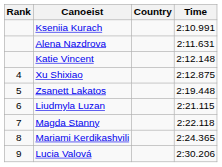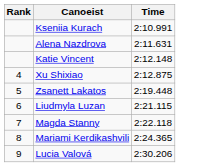- column: (153, 12)
